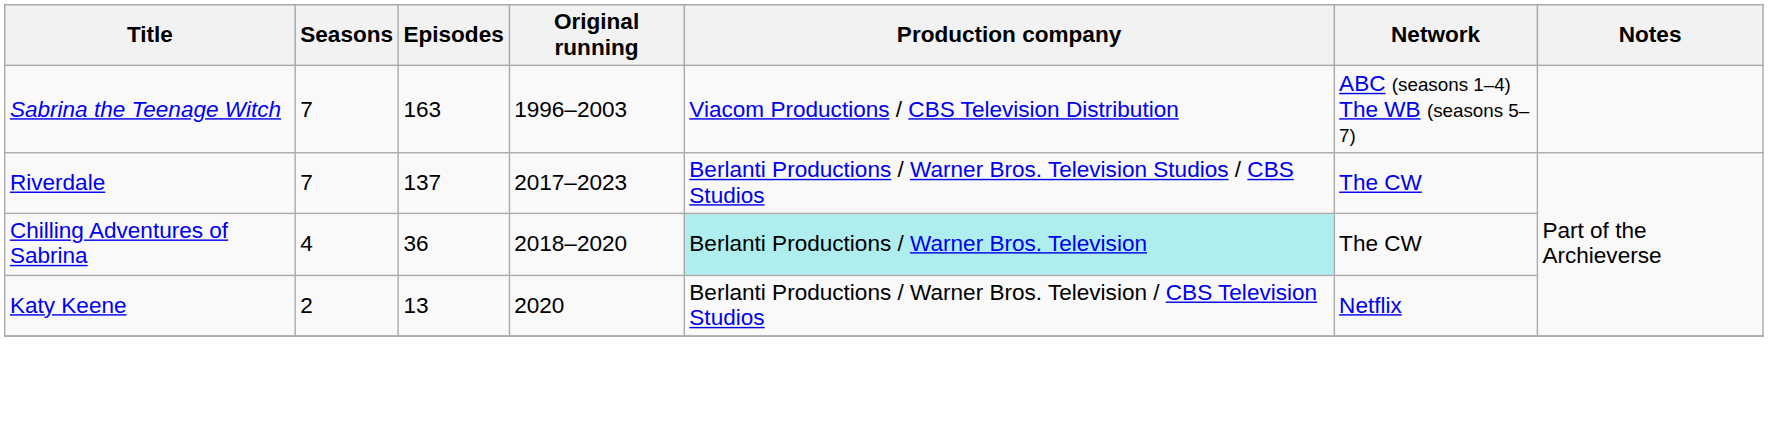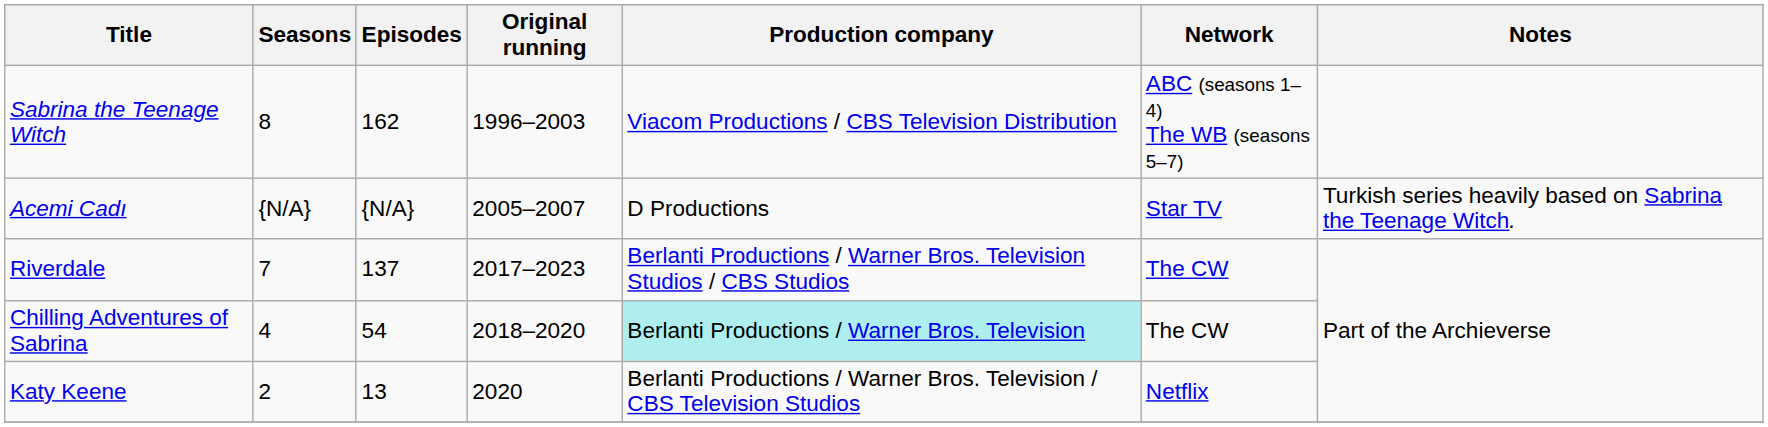(307, 108) 7 -> (265, 121) 8
(422, 108) 163 -> (380, 121) 162
+ row: (68, 208)
(416, 243) 36 -> (374, 330) 54
